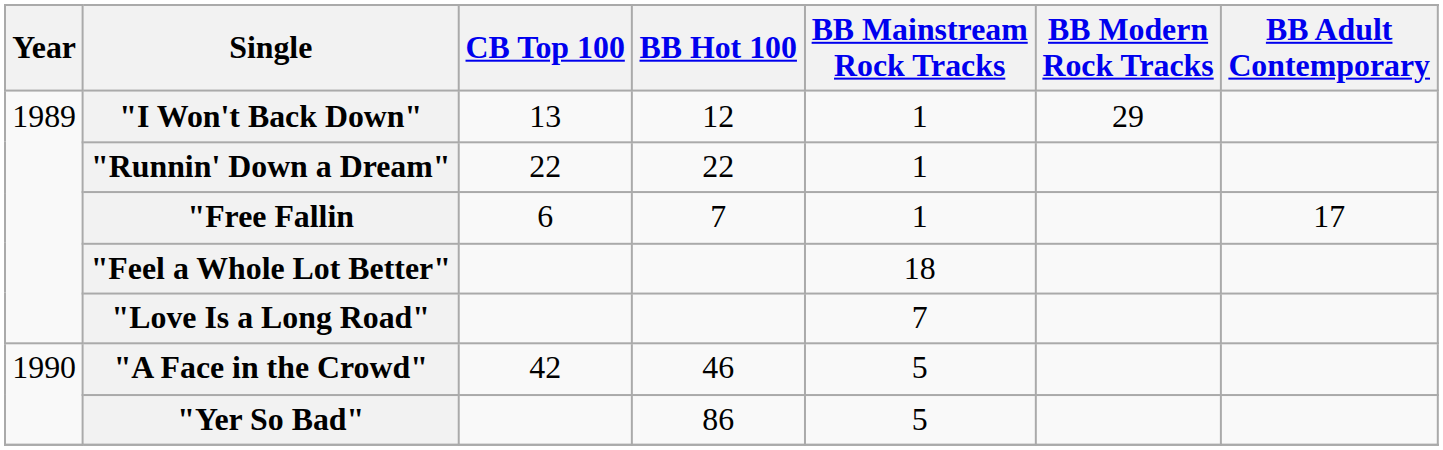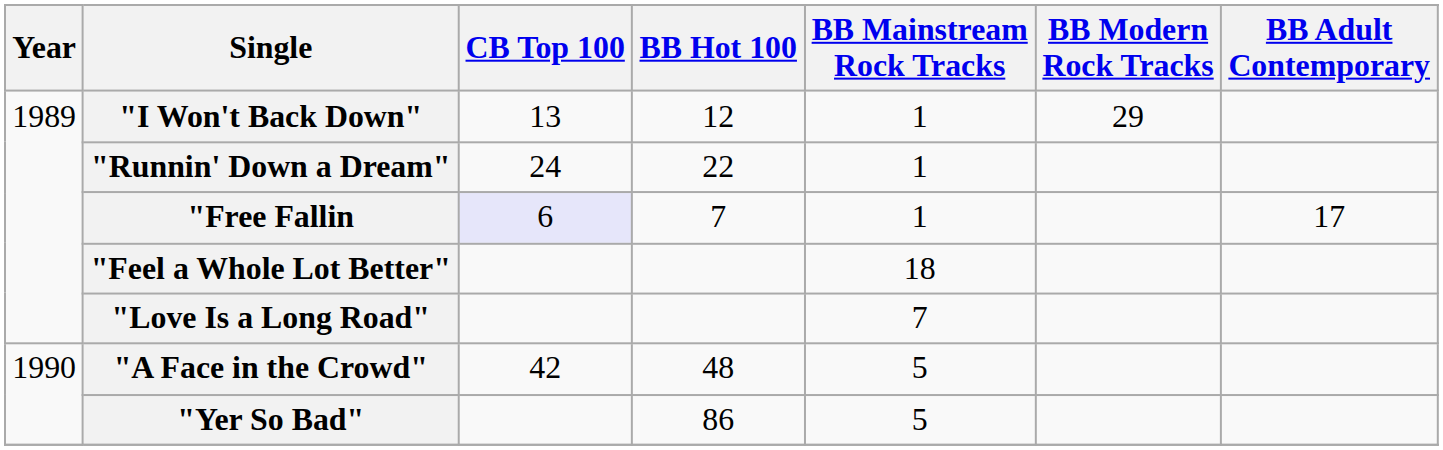(545, 166) 22 -> (545, 166) 24
(545, 217) no background -> (545, 217) lavender background
(718, 368) 46 -> (718, 368) 48
